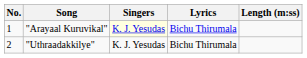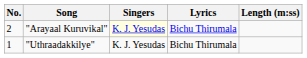(9, 29) 1 -> (9, 29) 2
(9, 45) 2 -> (9, 45) 1
